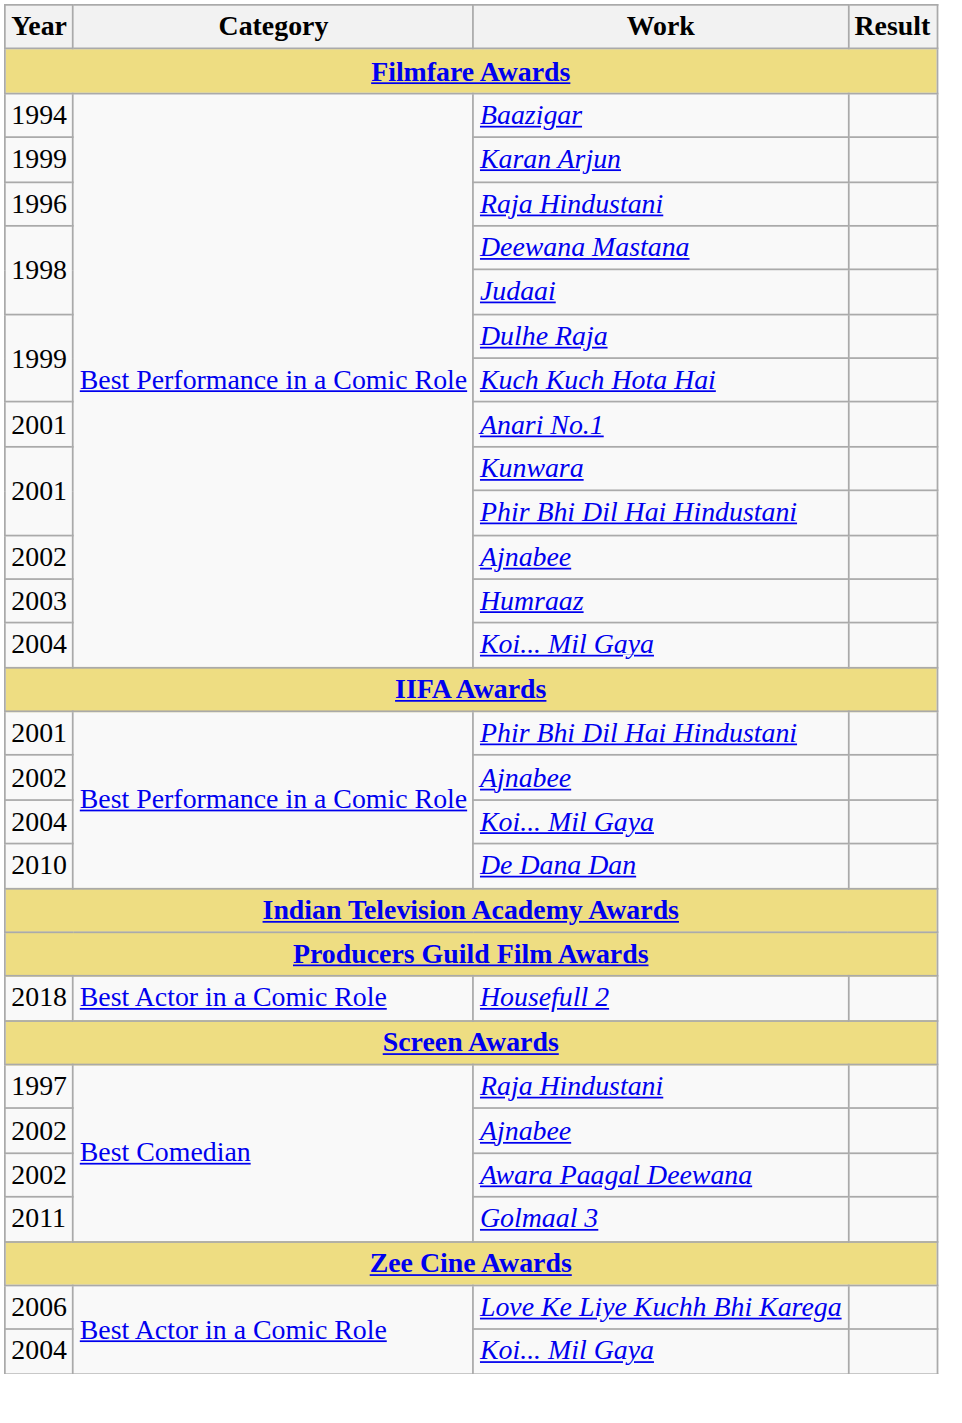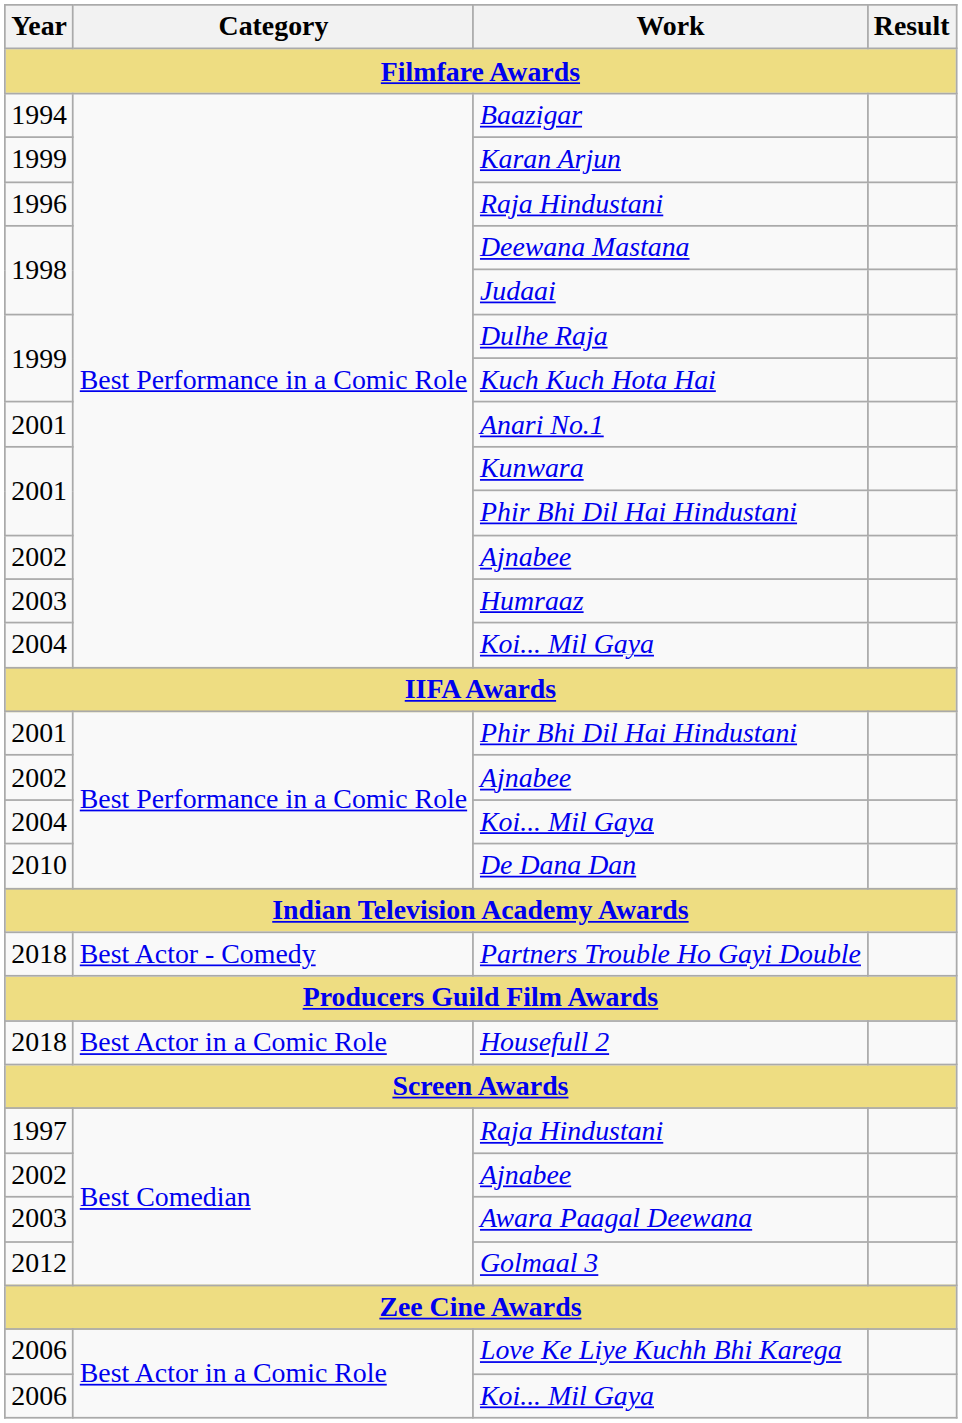+ row: (198, 953)
(39, 1174) 2002 -> (39, 1218) 2003
(39, 1218) 2011 -> (39, 1262) 2012
(39, 1351) 2004 -> (39, 1395) 2006
